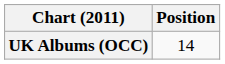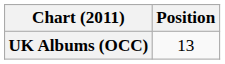(186, 45) 14 -> (186, 45) 13
